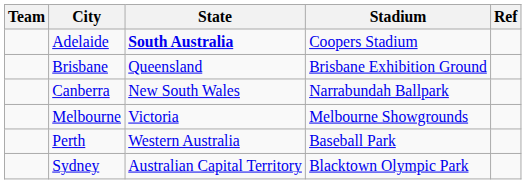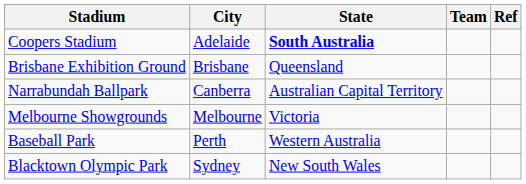columns swapped: (27, 16) <-> (398, 16)
(184, 91) New South Wales -> (356, 91) Australian Capital Territory
(215, 166) Australian Capital Territory -> (325, 166) New South Wales
